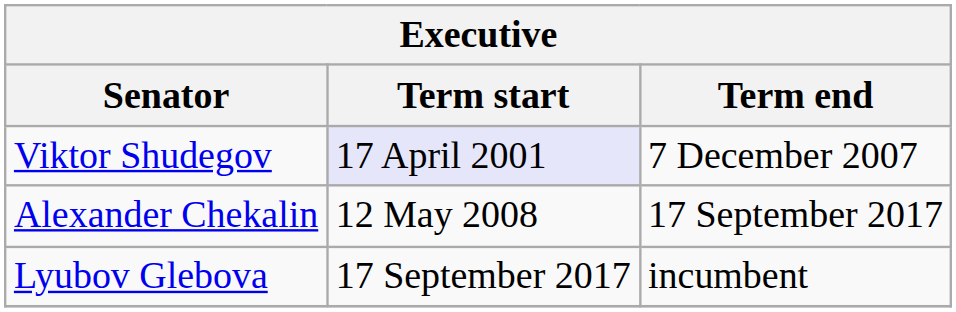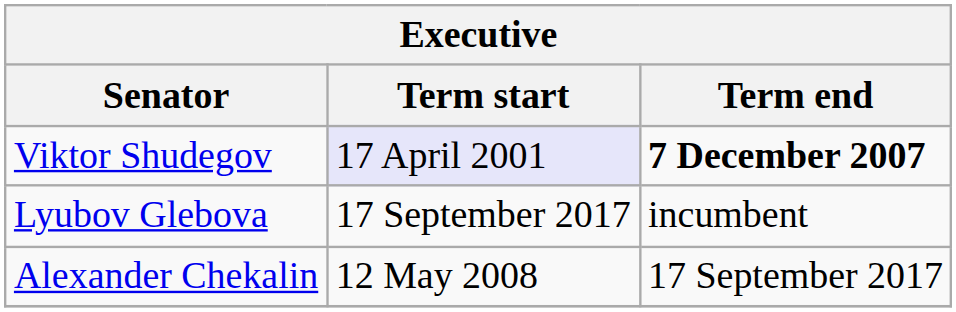(783, 154) normal -> (787, 154) bold
rows swapped: (166, 214) <-> (141, 275)
